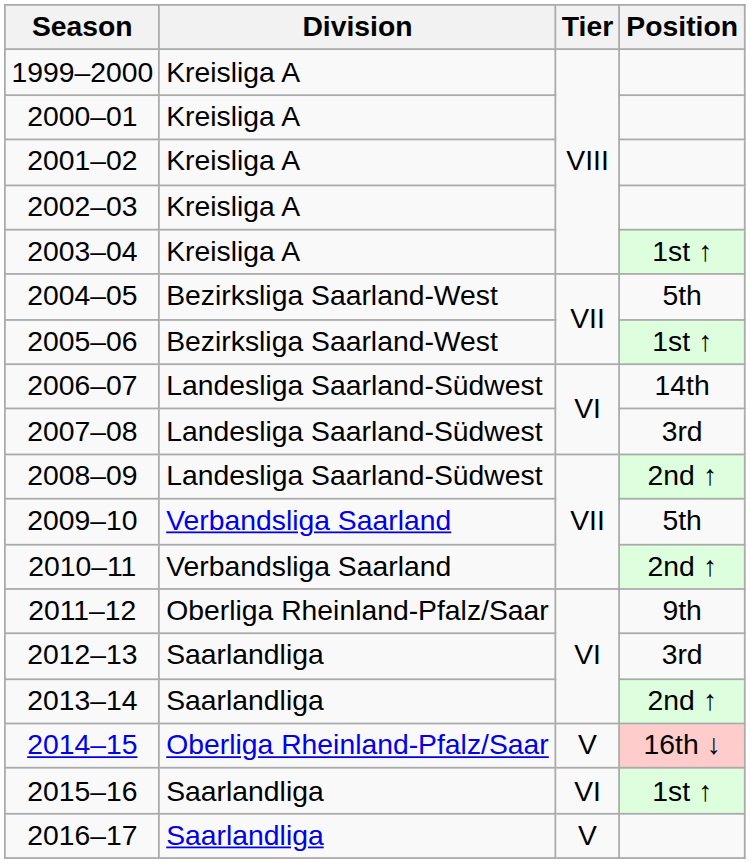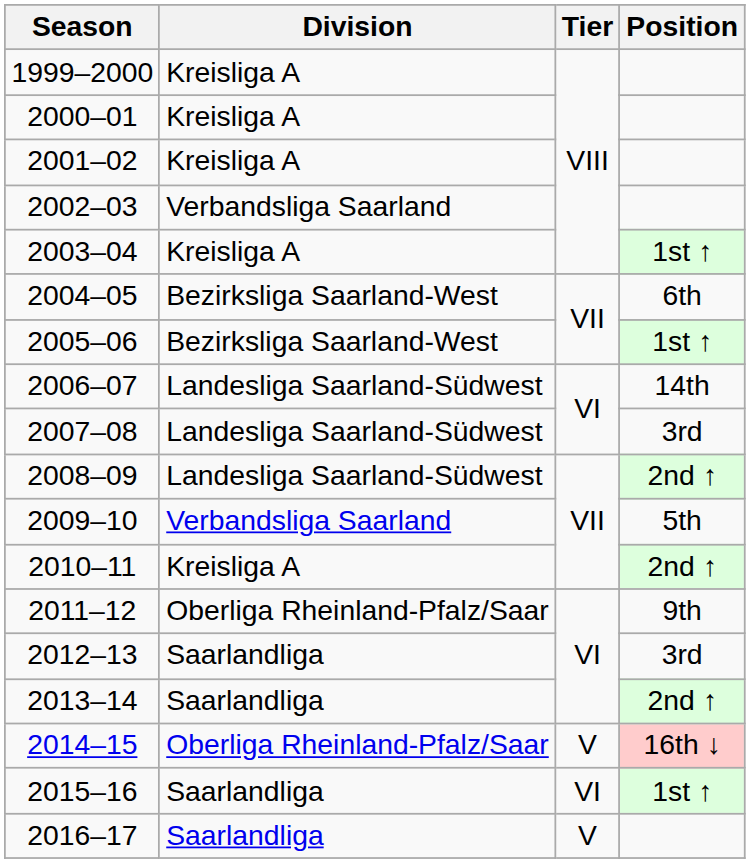(233, 206) Kreisliga A -> (309, 206) Verbandsliga Saarland
(682, 296) 5th -> (682, 296) 6th
(309, 565) Verbandsliga Saarland -> (233, 565) Kreisliga A
